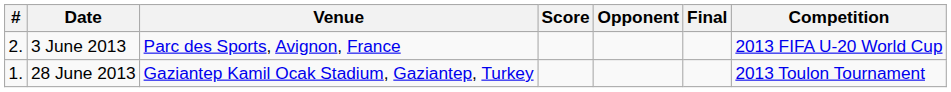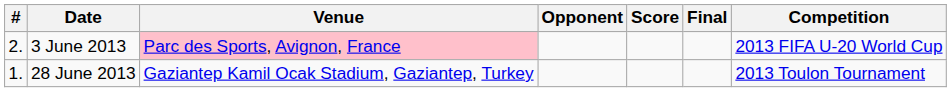columns swapped: (638, 18) <-> (566, 18)
(272, 45) no background -> (272, 45) pink background
